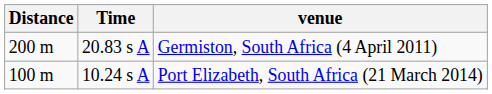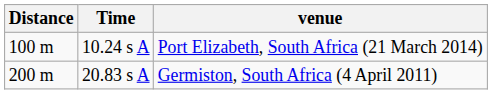rows swapped: (116, 74) <-> (116, 46)
